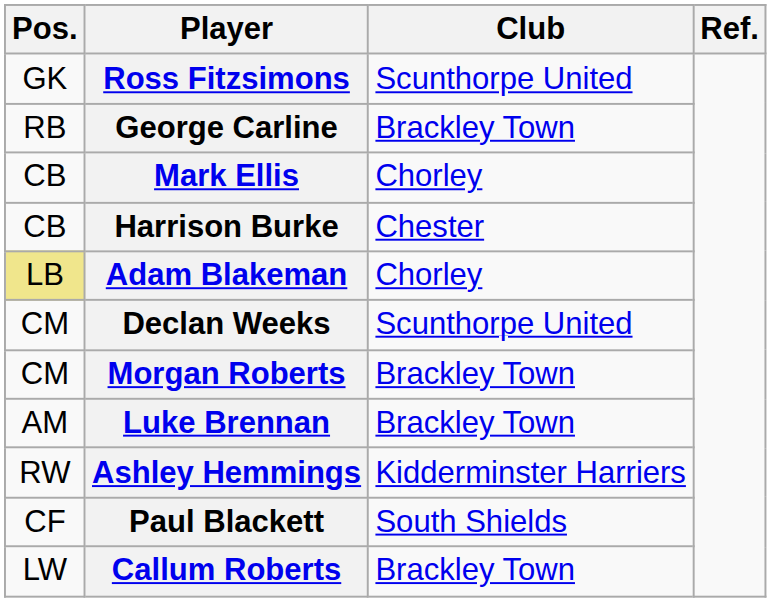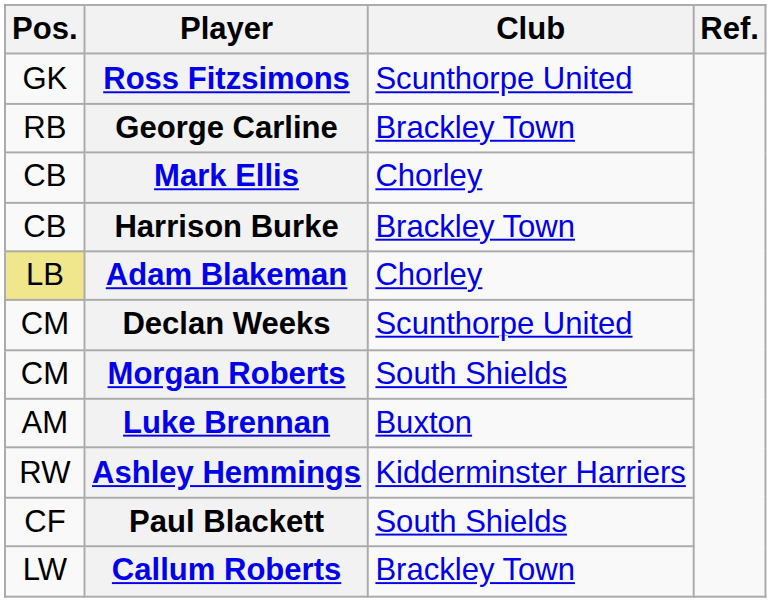(430, 226) Chester -> (475, 226) Brackley Town
(475, 373) Brackley Town -> (471, 373) South Shields
(475, 422) Brackley Town -> (424, 422) Buxton
